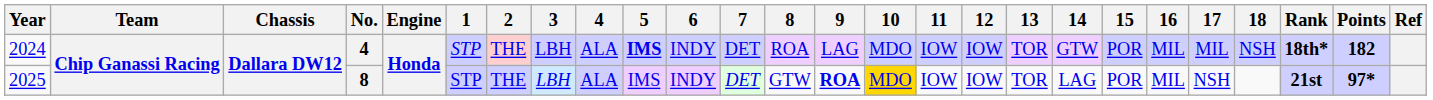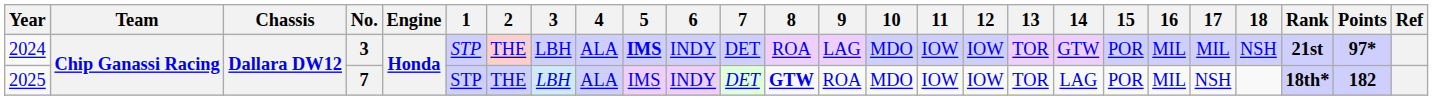(364, 49) 4 -> (364, 49) 3
(1306, 49) 18th* -> (1307, 49) 21st
(1361, 49) 182 -> (1362, 49) 97*
(364, 79) 8 -> (364, 79) 7
(790, 79) normal -> (791, 79) bold
(840, 79) bold -> (842, 79) normal
(890, 79) gold background -> (891, 79) no background
(1306, 79) 21st -> (1307, 79) 18th*
(1361, 79) 97* -> (1362, 79) 182
